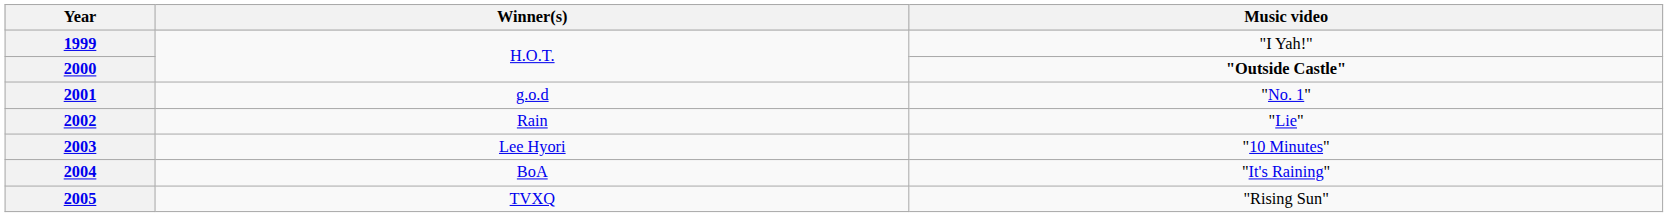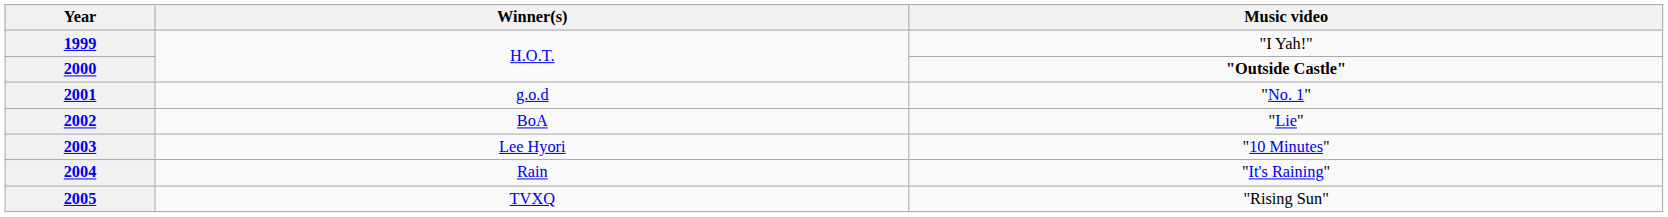(532, 120) Rain -> (532, 120) BoA
(532, 172) BoA -> (532, 172) Rain
